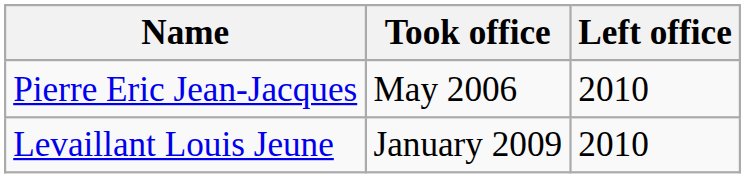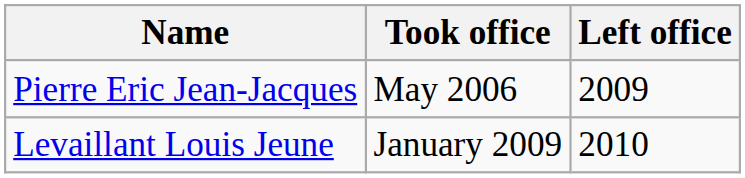(614, 88) 2010 -> (614, 88) 2009
